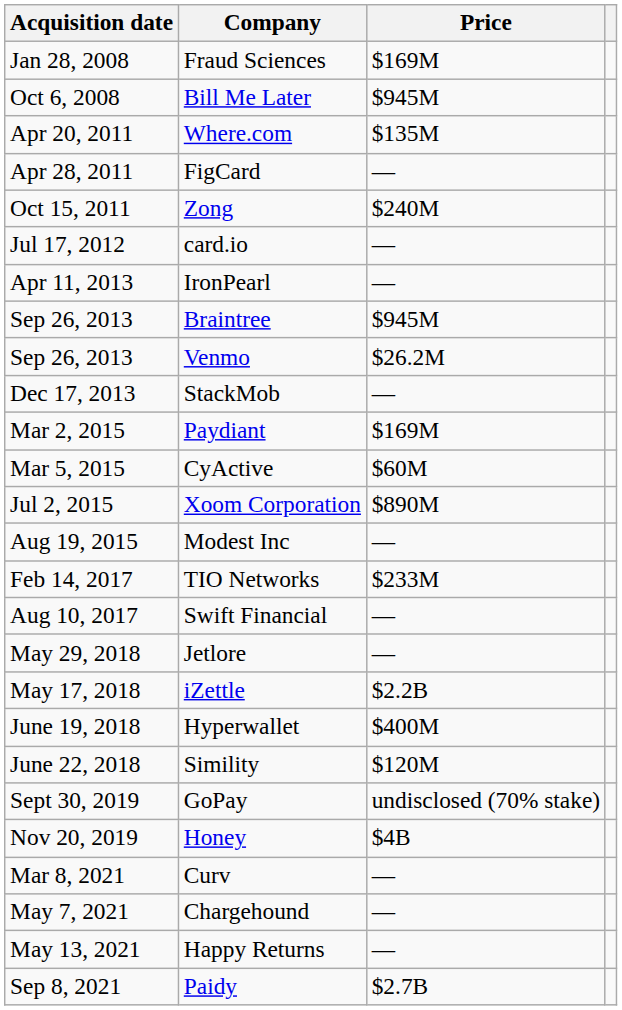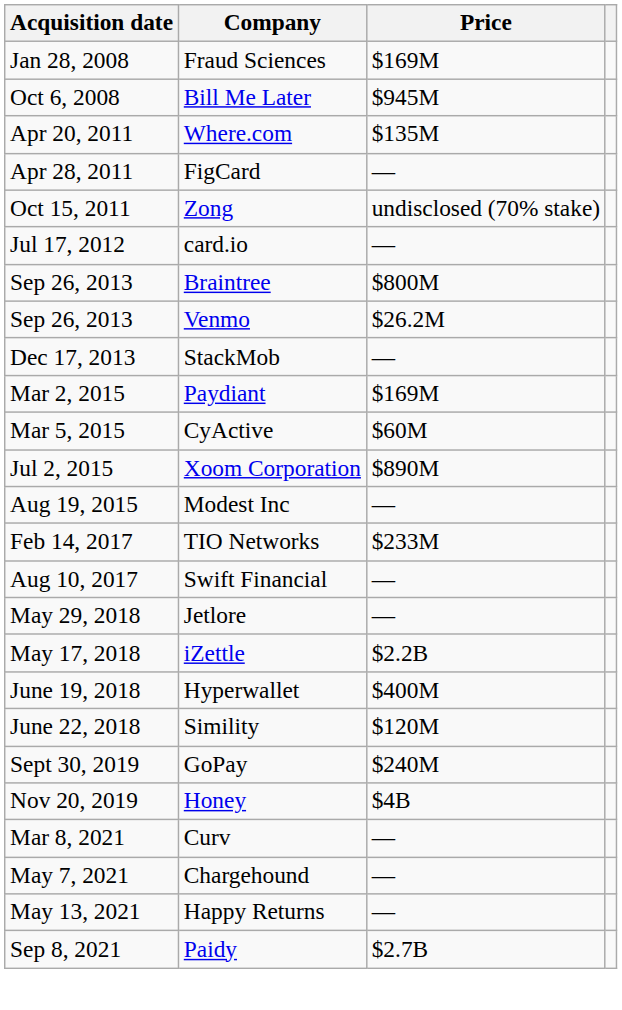(405, 208) $240M -> (486, 208) undisclosed (70% stake)
- row: (227, 282)
(405, 319) $945M -> (405, 282) $800M
(486, 801) undisclosed (70% stake) -> (405, 763) $240M
